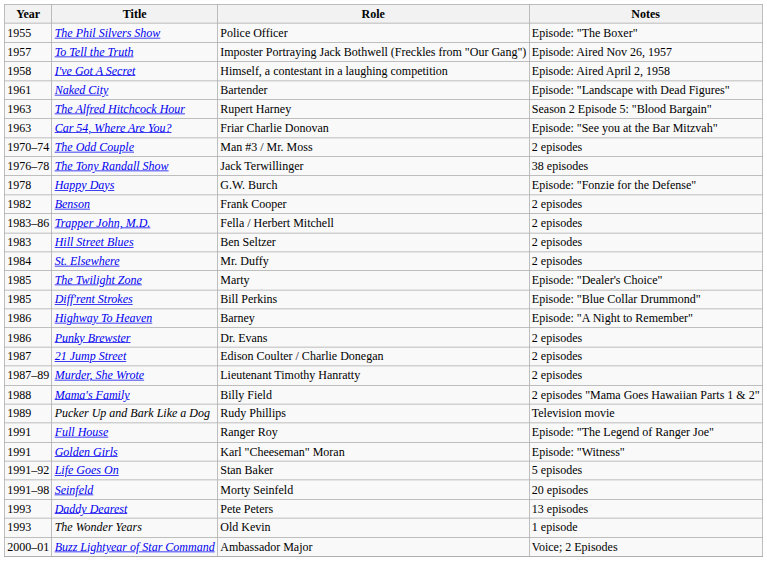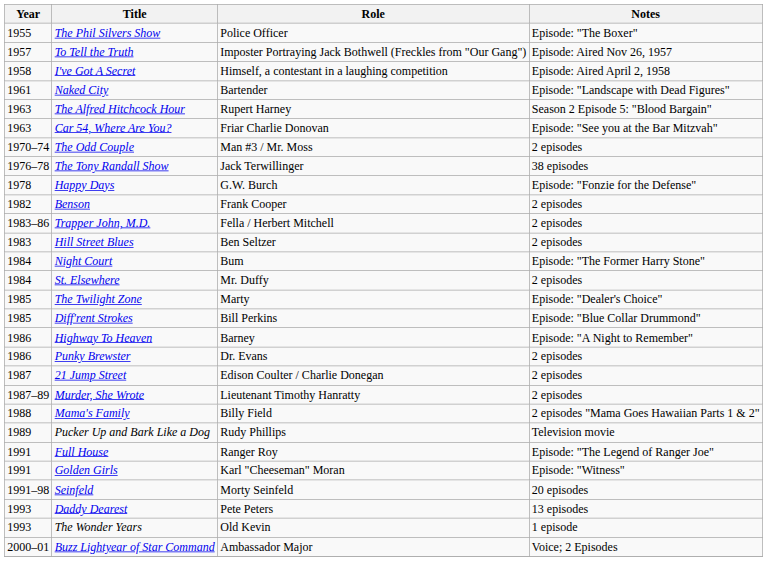+ row: (84, 261)
- row: (87, 470)
